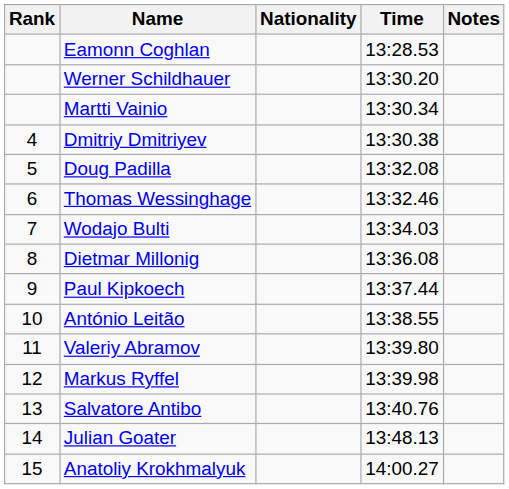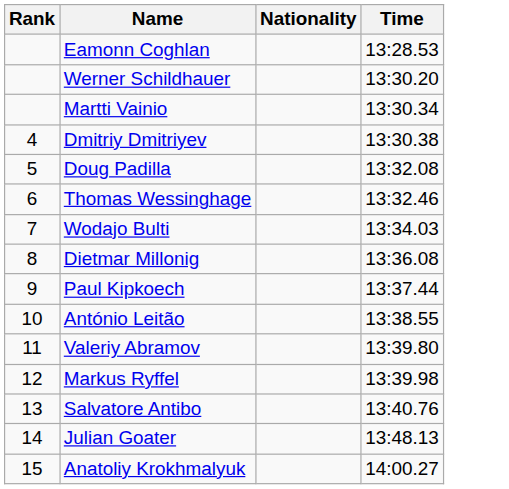- column: (474, 19)
